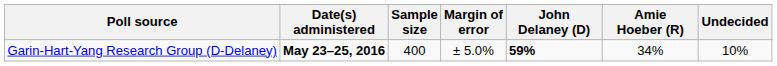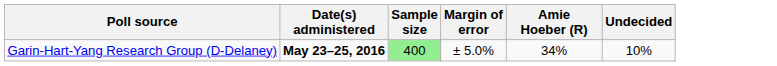- column: (554, 22)
(415, 50) no background -> (415, 50) lightgreen background
